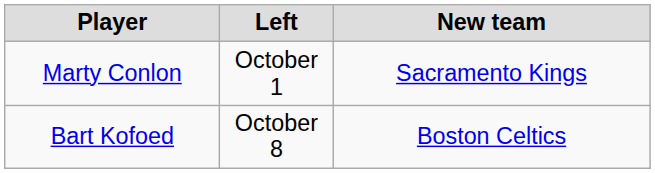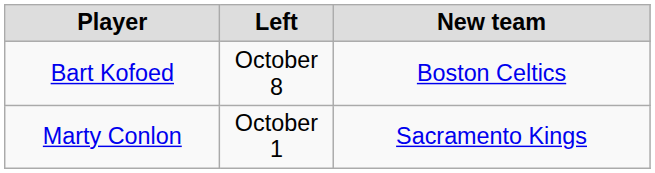rows swapped: (112, 73) <-> (112, 136)
